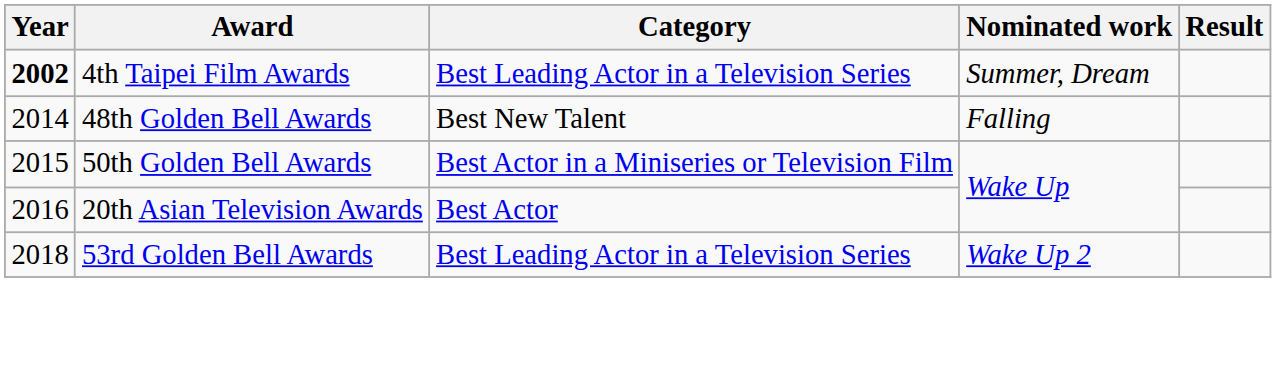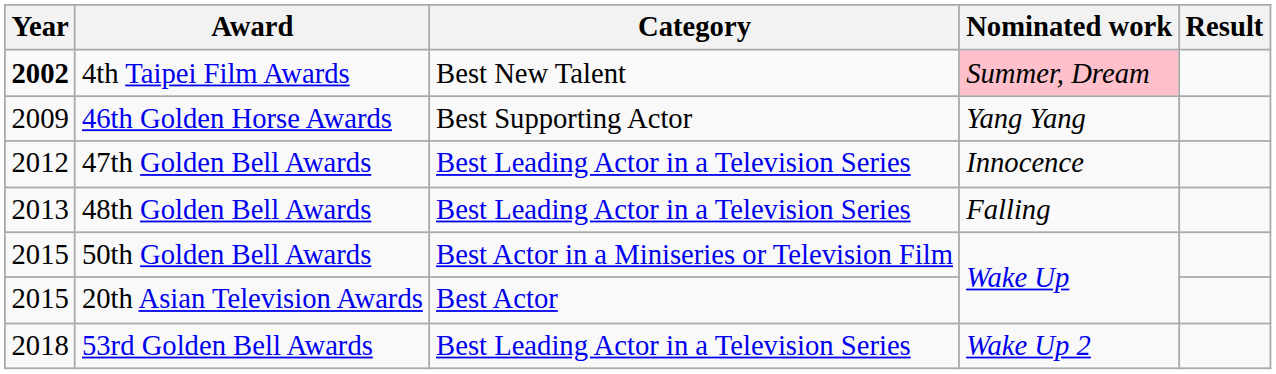(673, 72) Best Leading Actor in a Television Series -> (531, 72) Best New Talent
(1058, 72) no background -> (1058, 72) pink background
+ row: (237, 118)
+ row: (227, 163)
(40, 118) 2014 -> (40, 208) 2013
(531, 118) Best New Talent -> (673, 208) Best Leading Actor in a Television Series
(40, 208) 2016 -> (40, 299) 2015
